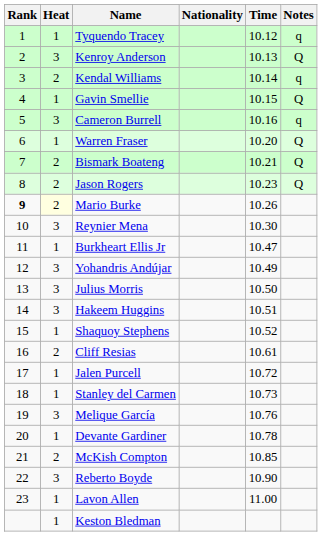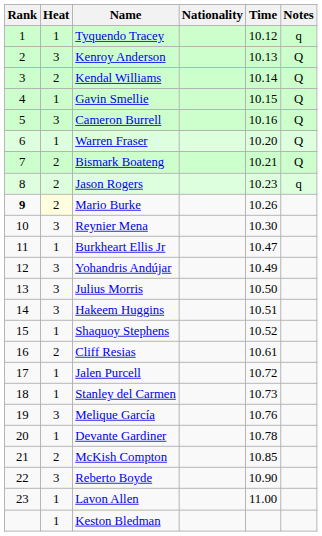(299, 78) q -> (299, 78) Q
(299, 120) q -> (299, 120) Q
(299, 183) Q -> (299, 183) q
